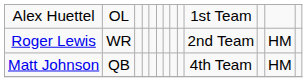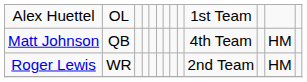rows swapped: (54, 64) <-> (54, 40)
